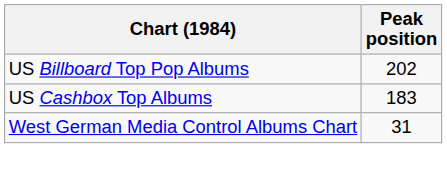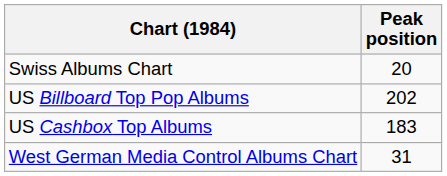+ row: (91, 68)
